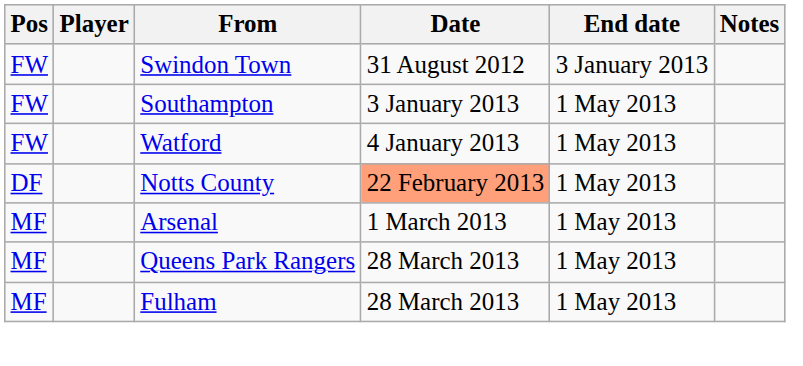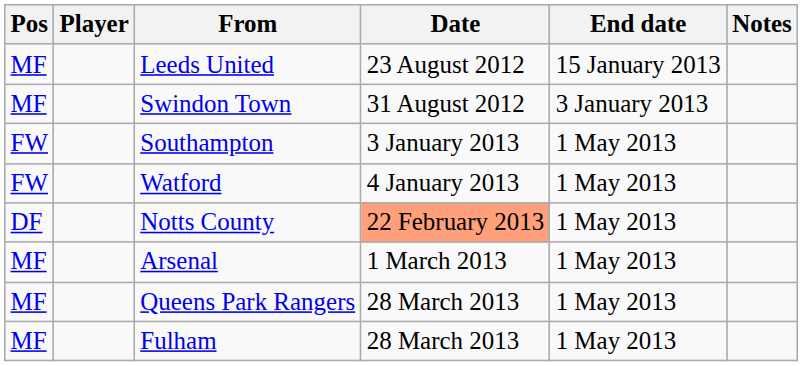+ row: (207, 63)
(29, 63) FW -> (29, 103) MF
